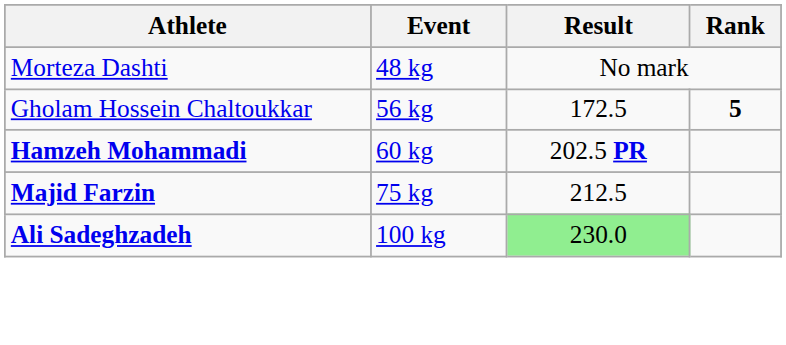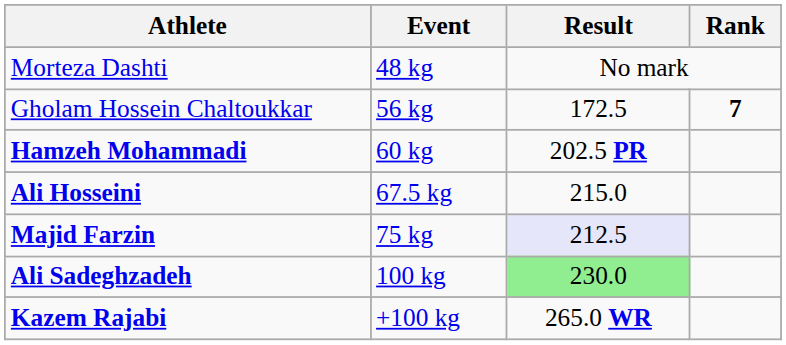(735, 109) 5 -> (735, 109) 7
+ row: (76, 192)
(598, 192) no background -> (598, 234) lavender background
+ row: (89, 318)
